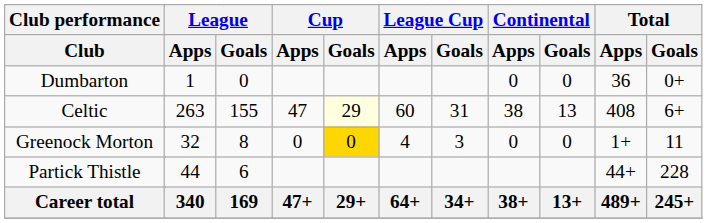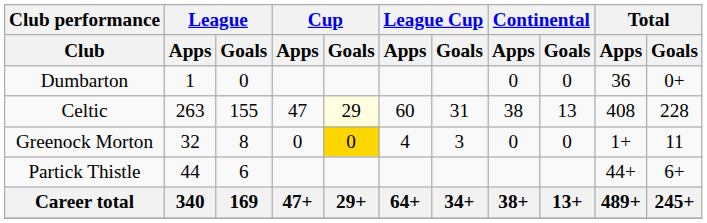(674, 111) 6+ -> (674, 111) 228
(674, 171) 228 -> (674, 171) 6+
